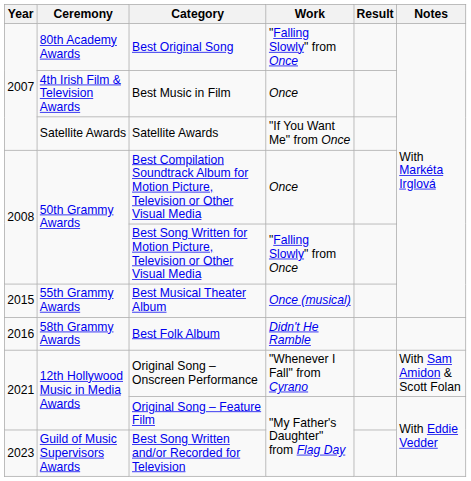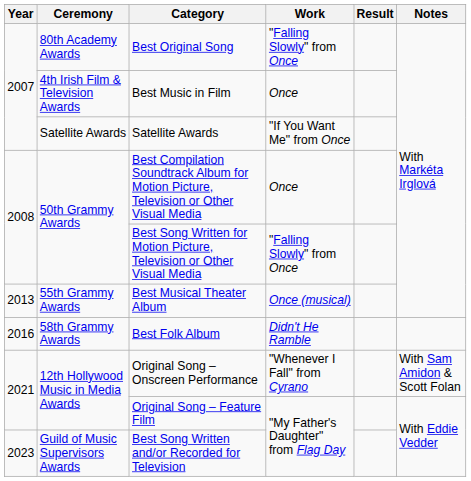(21, 300) 2015 -> (21, 300) 2013
